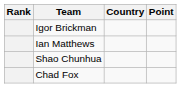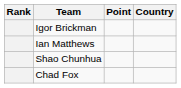columns swapped: (125, 12) <-> (161, 12)
